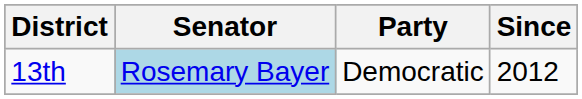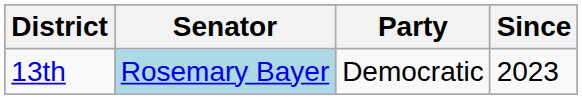(528, 71) 2012 -> (528, 71) 2023
